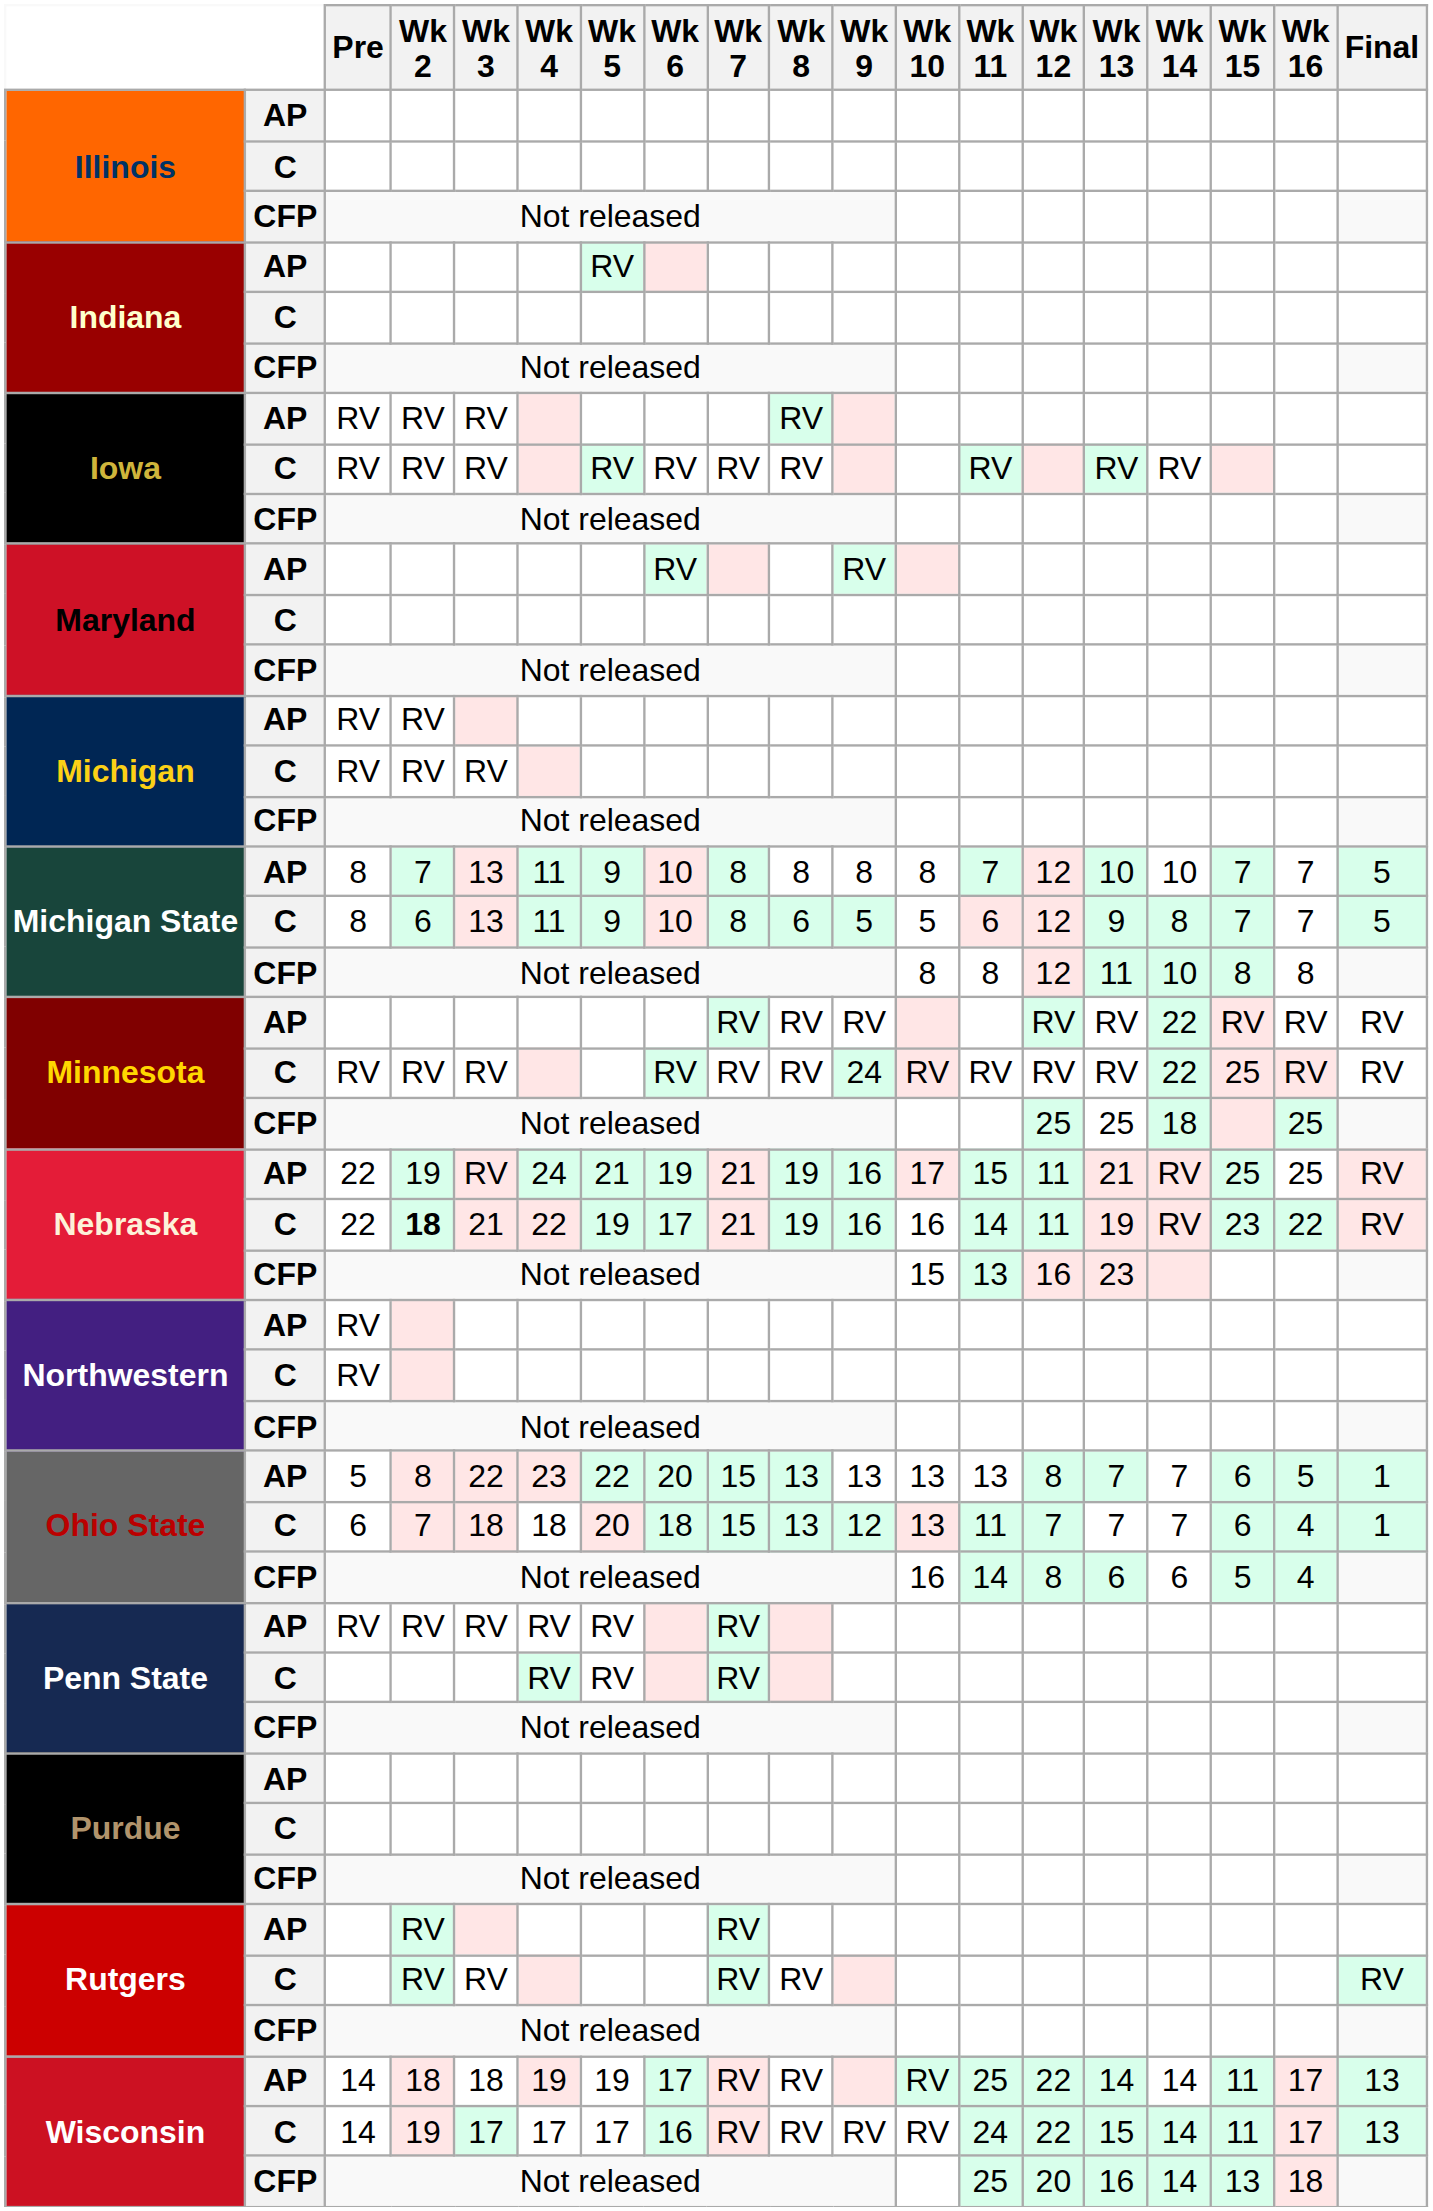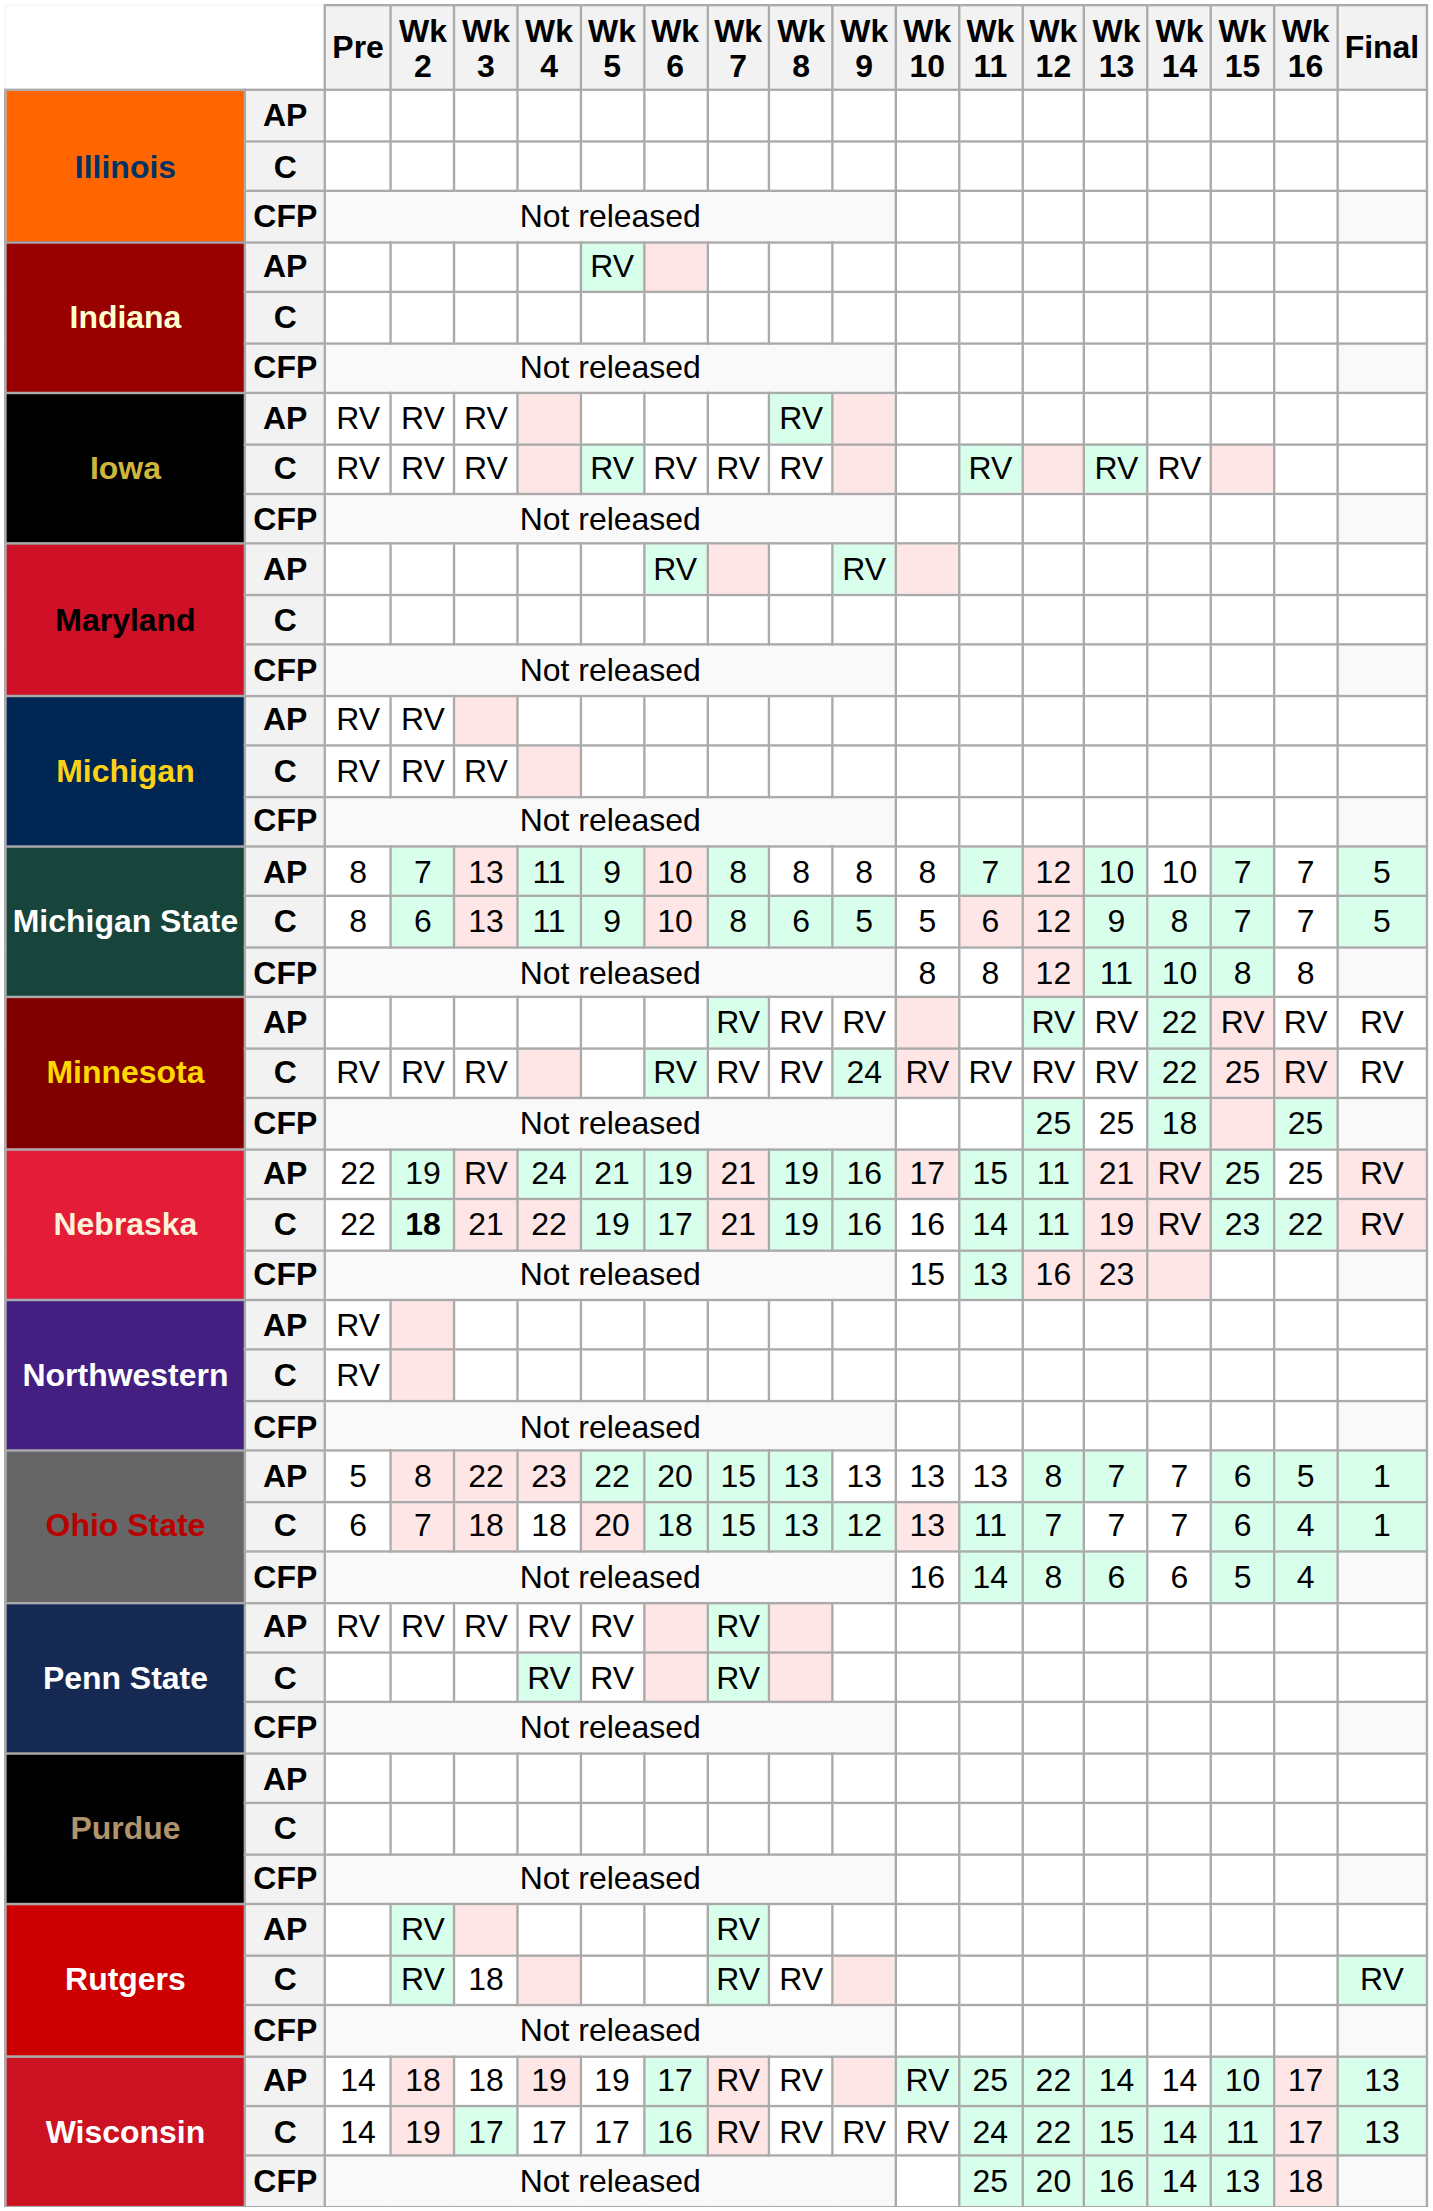(486, 1980) RV -> (486, 1980) 18
(1243, 2080) 11 -> (1243, 2080) 10
